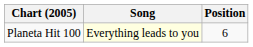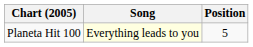(225, 32) 6 -> (225, 32) 5
